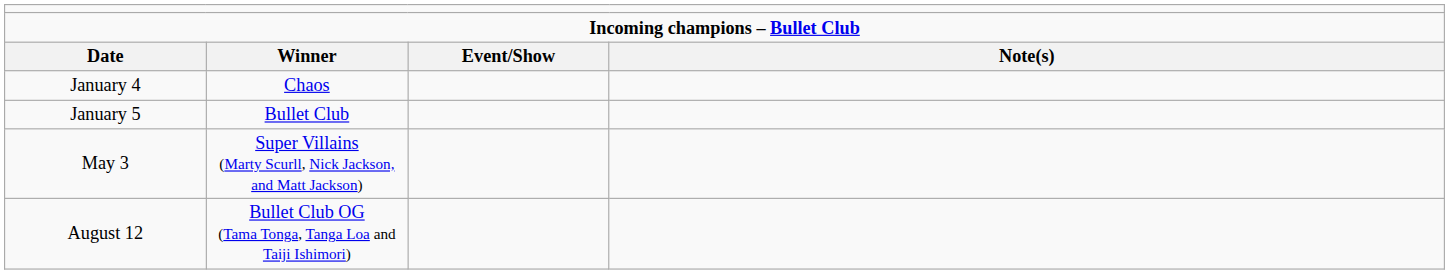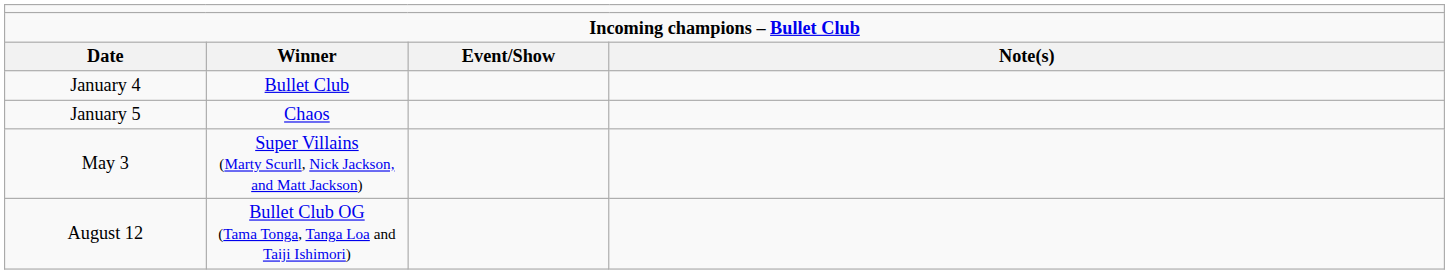(307, 85) Chaos -> (307, 85) Bullet Club
(307, 114) Bullet Club -> (307, 114) Chaos
